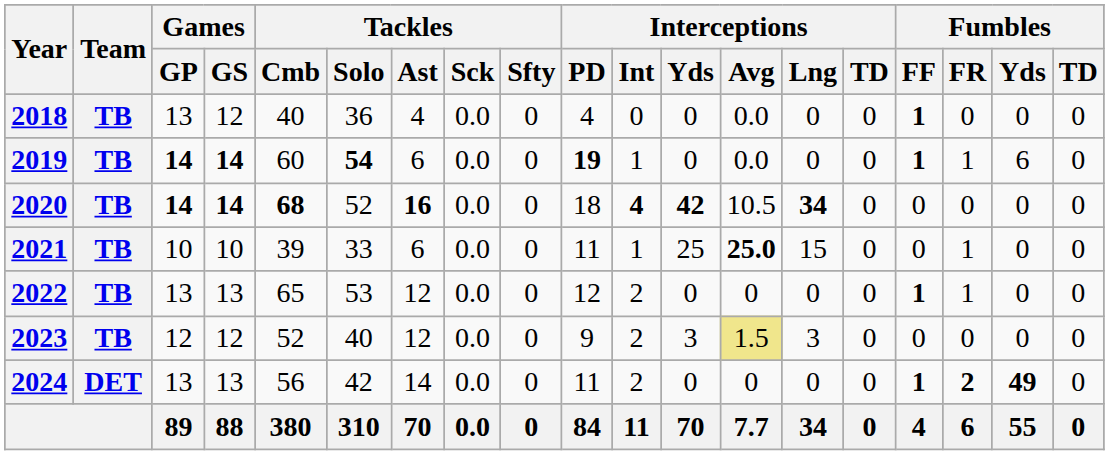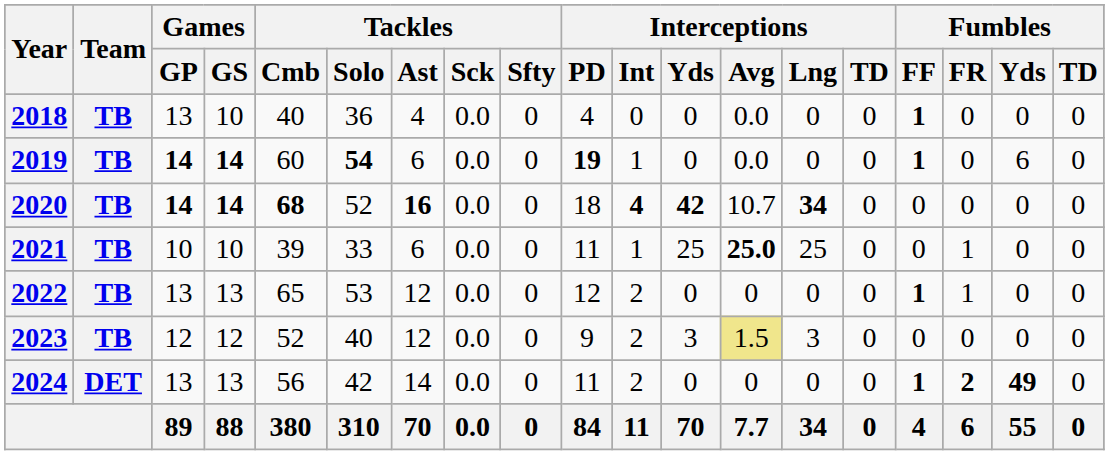(229, 115) 12 -> (229, 115) 10
(968, 159) 1 -> (968, 159) 0
(751, 204) 10.5 -> (751, 204) 10.7
(813, 248) 15 -> (813, 248) 25
